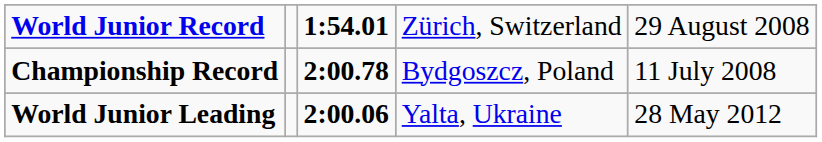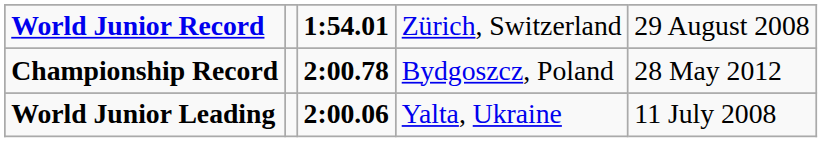(705, 70) 11 July 2008 -> (708, 70) 28 May 2012
(708, 114) 28 May 2012 -> (705, 114) 11 July 2008
